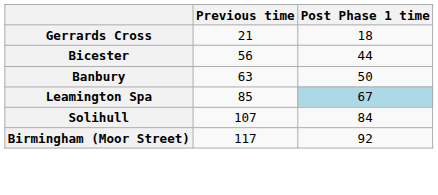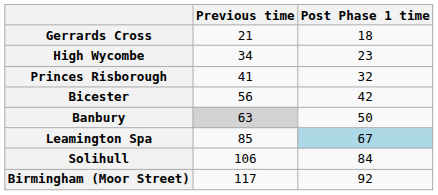+ row: (99, 56)
+ row: (99, 76)
(365, 56) 44 -> (365, 97) 42
(245, 76) no background -> (245, 118) lightgrey background
(245, 118) 107 -> (245, 159) 106
